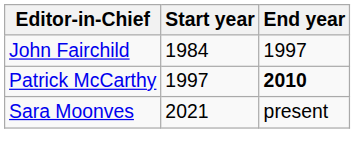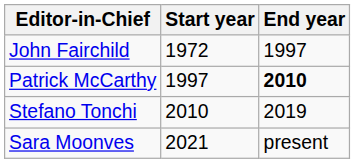(187, 50) 1984 -> (187, 50) 1972
+ row: (73, 111)
